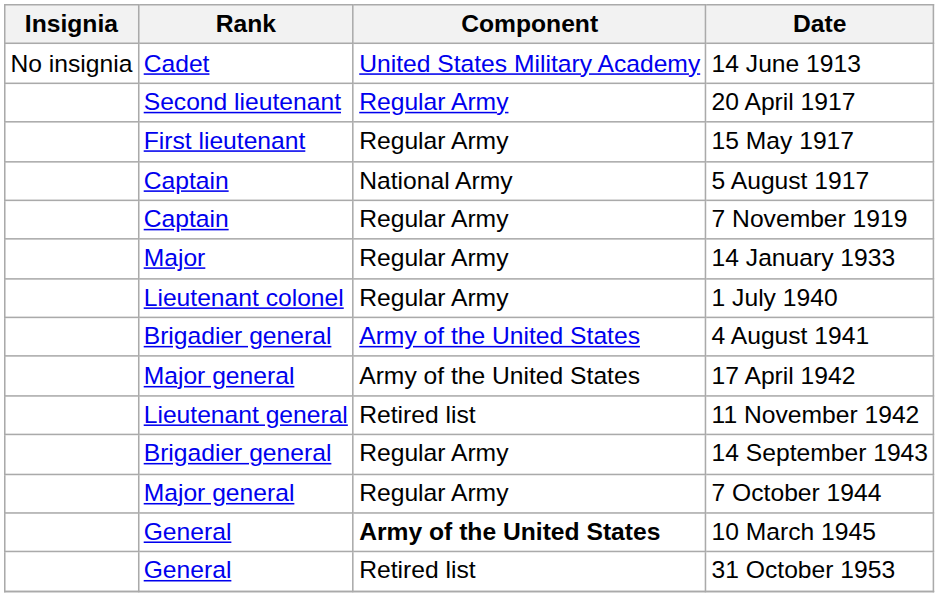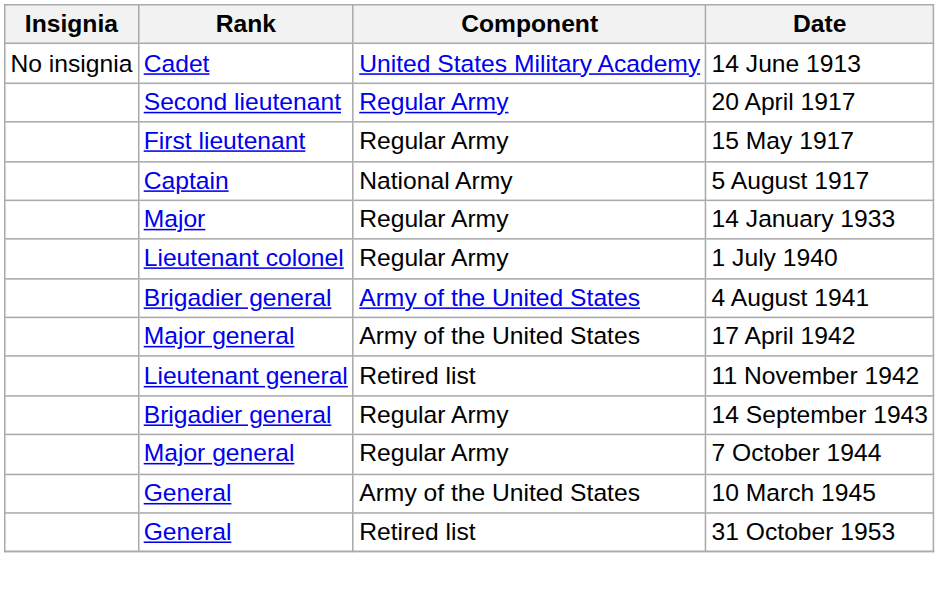- row: (809, 219)
(510, 532) bold -> (500, 492) normal
